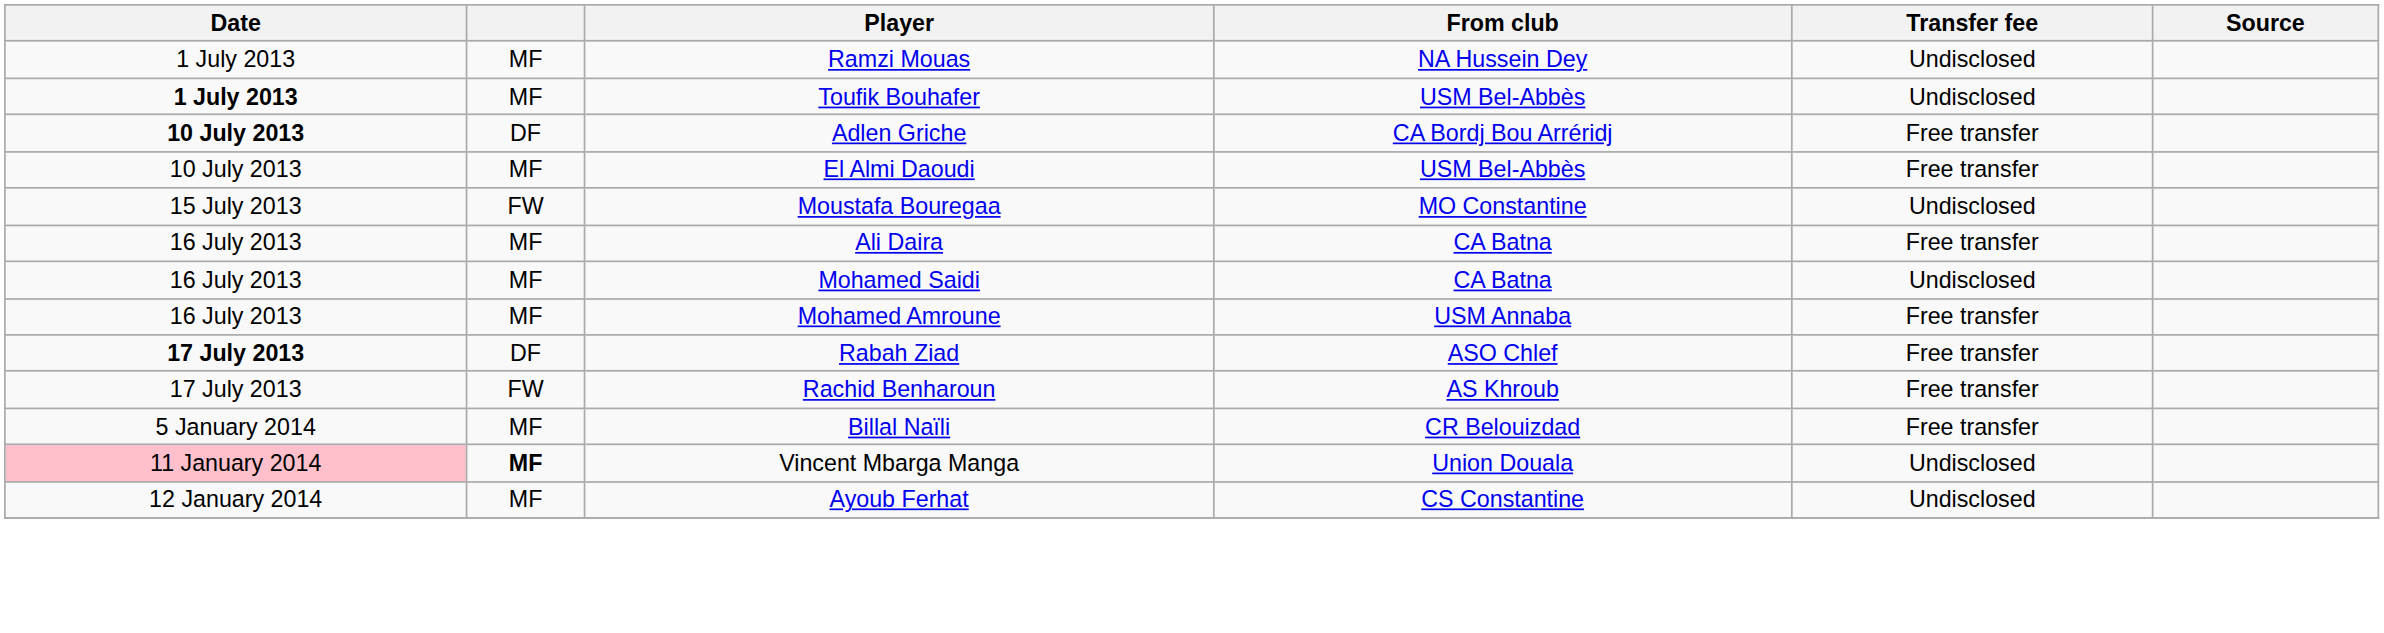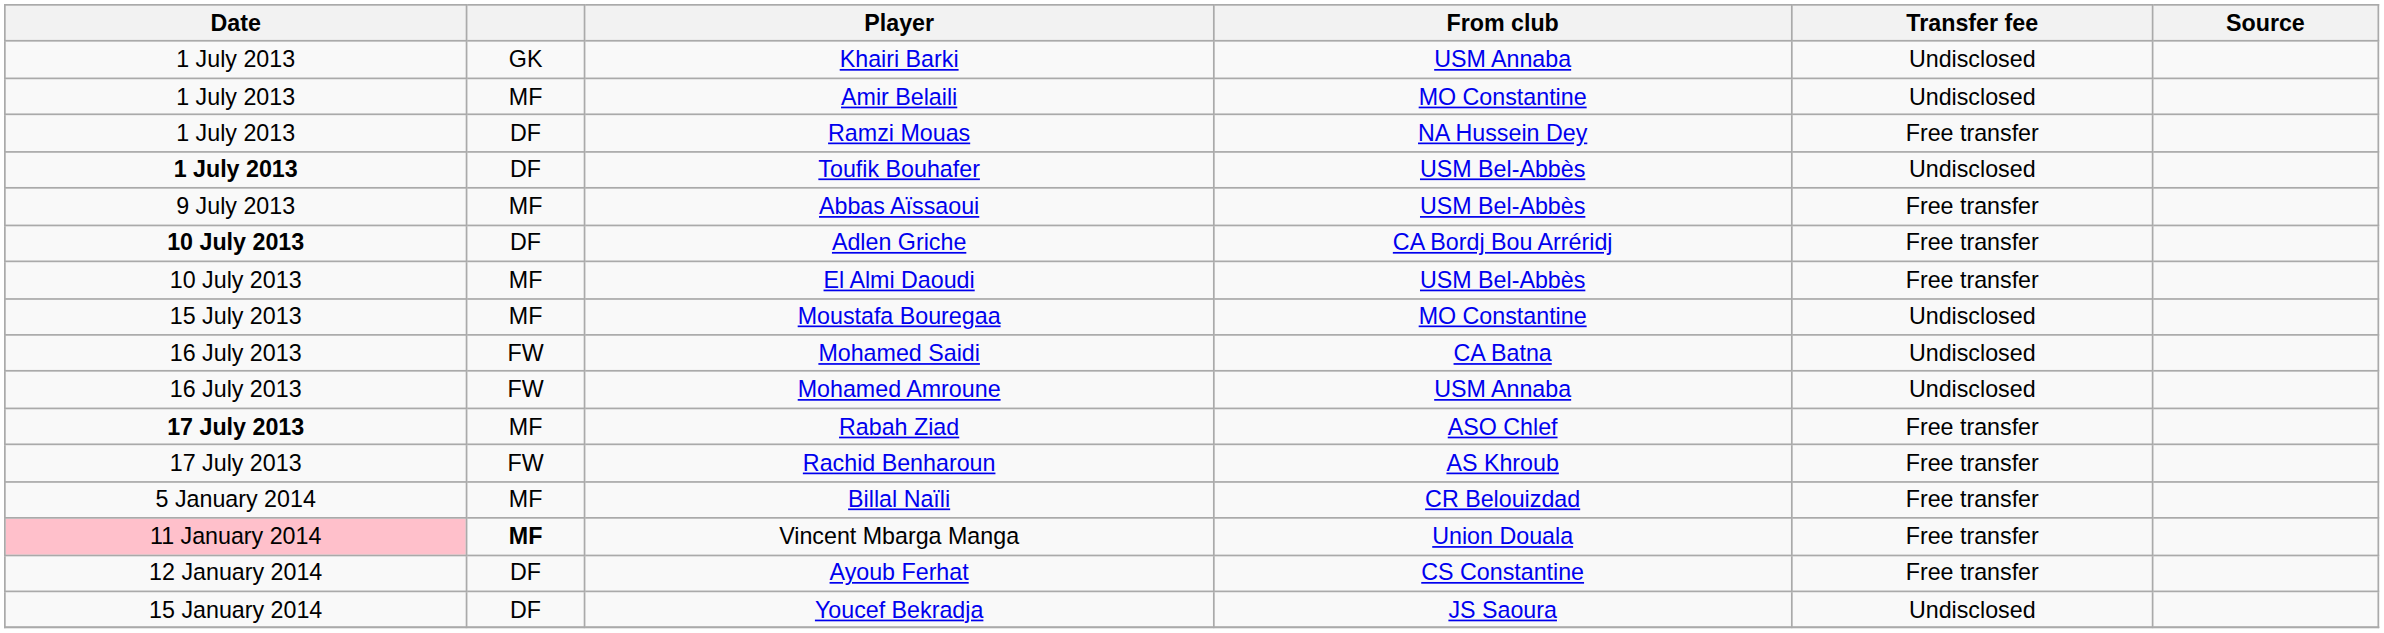+ row: (899, 59)
+ row: (899, 96)
(526, 59) MF -> (526, 133) DF
(1972, 59) Undisclosed -> (1972, 133) Free transfer
(526, 96) MF -> (526, 169) DF
+ row: (899, 206)
(526, 206) FW -> (526, 316) MF
- row: (899, 243)
(526, 279) MF -> (526, 353) FW
(526, 316) MF -> (526, 389) FW
(1972, 316) Free transfer -> (1972, 389) Undisclosed
(526, 353) DF -> (526, 426) MF
(1972, 463) Undisclosed -> (1972, 536) Free transfer
(526, 499) MF -> (526, 573) DF
(1972, 499) Undisclosed -> (1972, 573) Free transfer
+ row: (899, 609)
